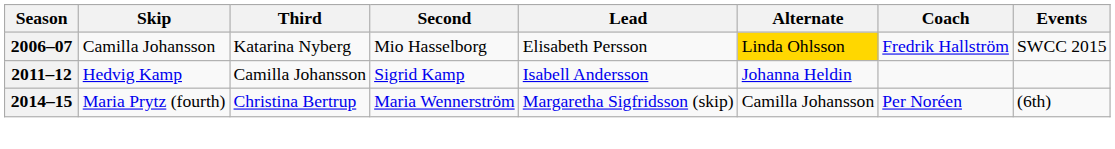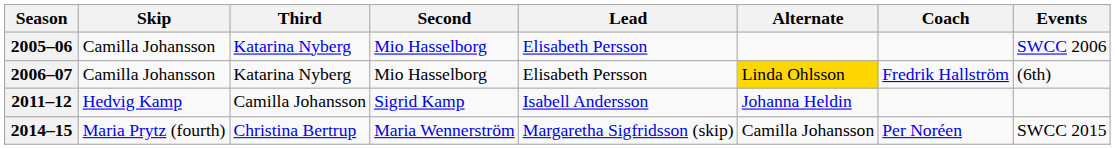+ row: (42, 46)
(1062, 46) SWCC 2015 -> (1034, 74) (6th)
(1034, 102) (6th) -> (1062, 130) SWCC 2015
